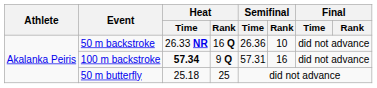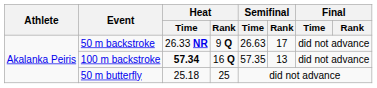(224, 44) 16 Q -> (224, 44) 9 Q
(253, 44) 26.36 -> (253, 44) 26.63
(282, 44) 10 -> (282, 44) 17
(224, 60) 9 Q -> (224, 60) 16 Q
(253, 60) 57.31 -> (253, 60) 57.35
(282, 60) 16 -> (282, 60) 13
